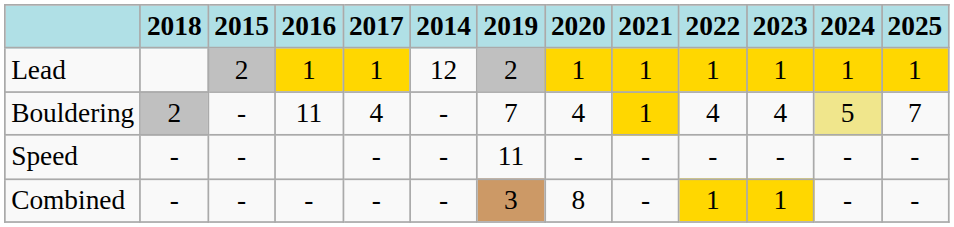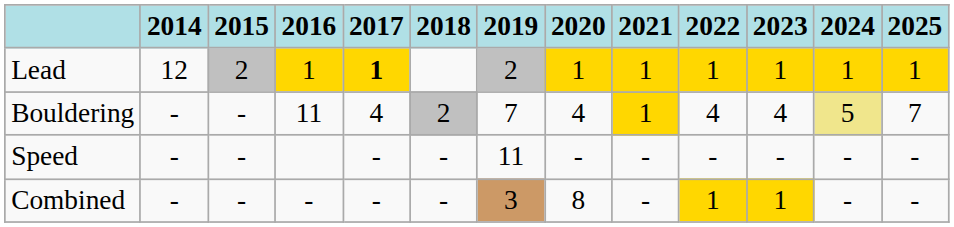columns swapped: (444, 26) <-> (174, 26)
(376, 69) normal -> (376, 69) bold
